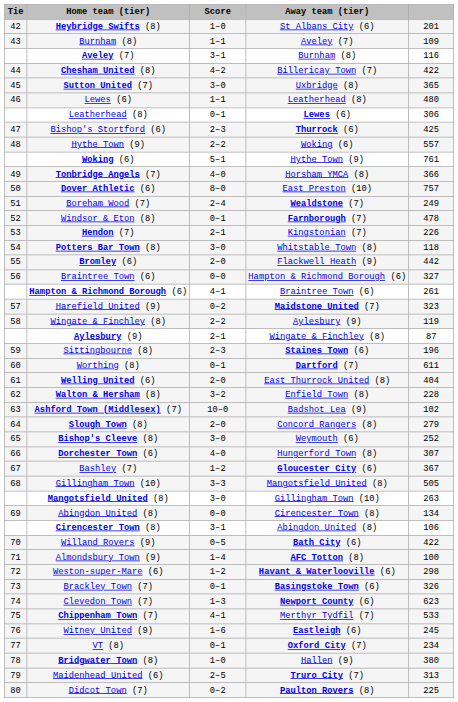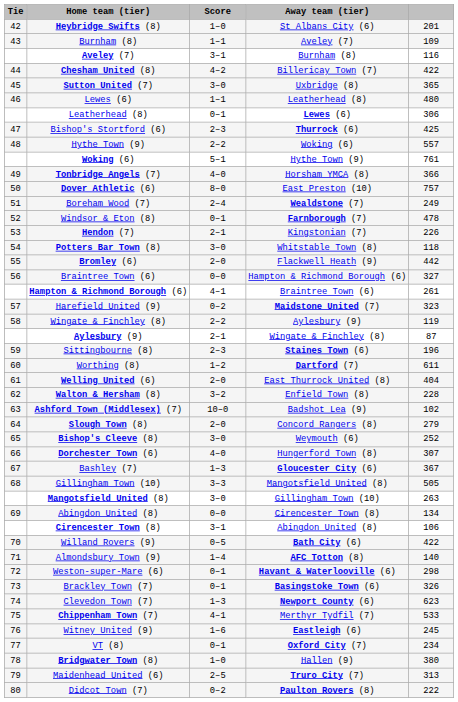(218, 365) 0–1 -> (218, 365) 1–2
(218, 468) 1–2 -> (218, 468) 1–3
(431, 557) 100 -> (431, 557) 140
(218, 572) 1–2 -> (218, 572) 0–1
(431, 690) 225 -> (431, 690) 222
